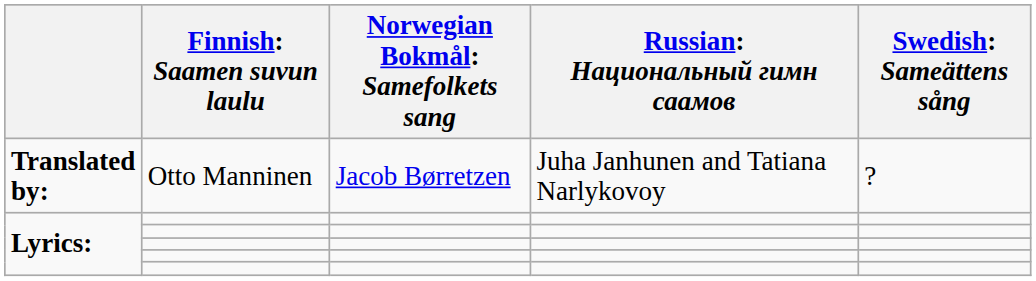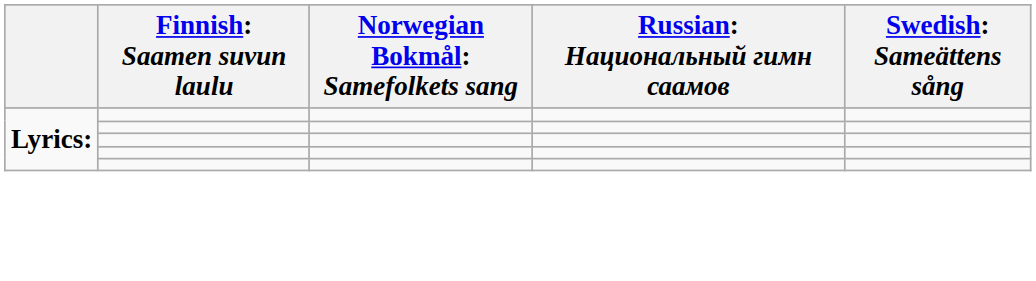- row: (73, 175)
